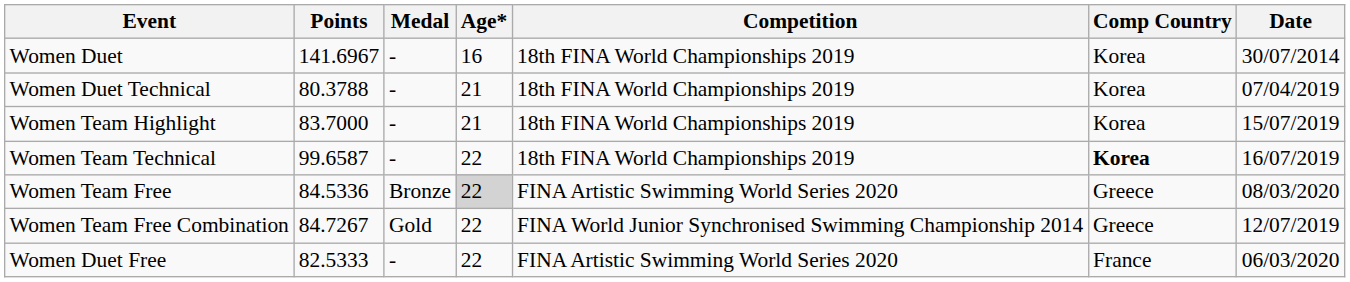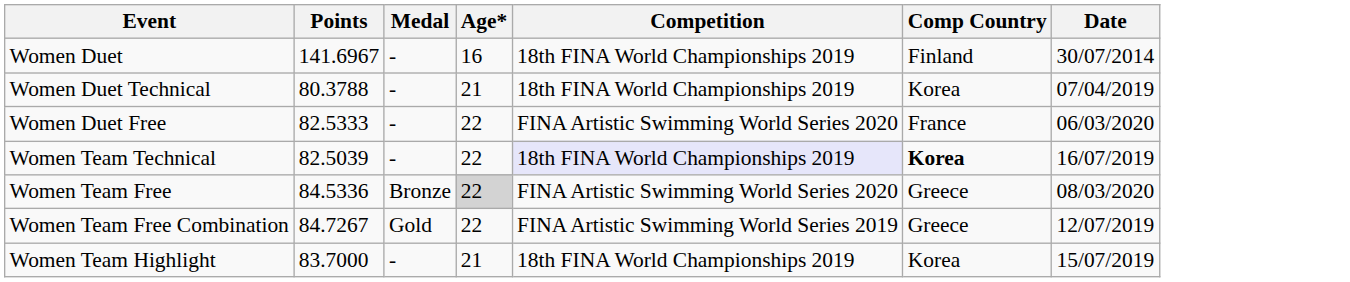(1119, 55) Korea -> (941, 55) Finland
rows swapped: (88, 259) <-> (113, 123)
(334, 157) 99.6587 -> (334, 157) 82.5039
(686, 157) no background -> (686, 157) lavender background
(800, 225) FINA World Junior Synchronised Swimming Championship 2014 -> (708, 225) FINA Artistic Swimming World Series 2019
